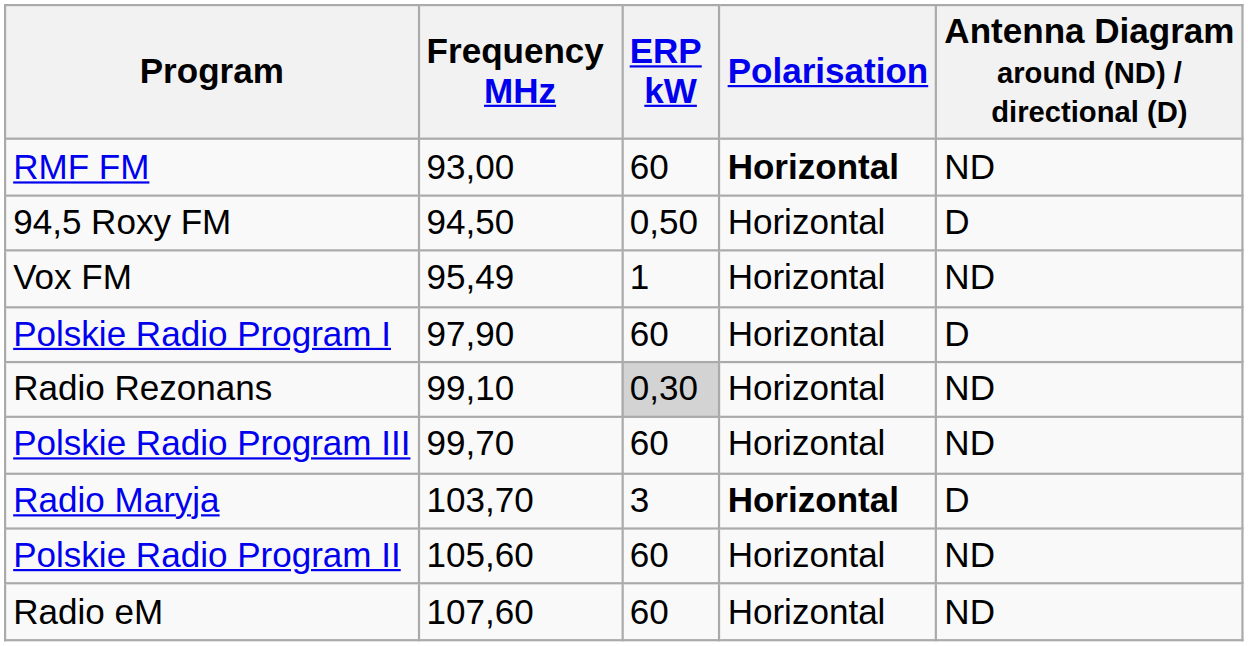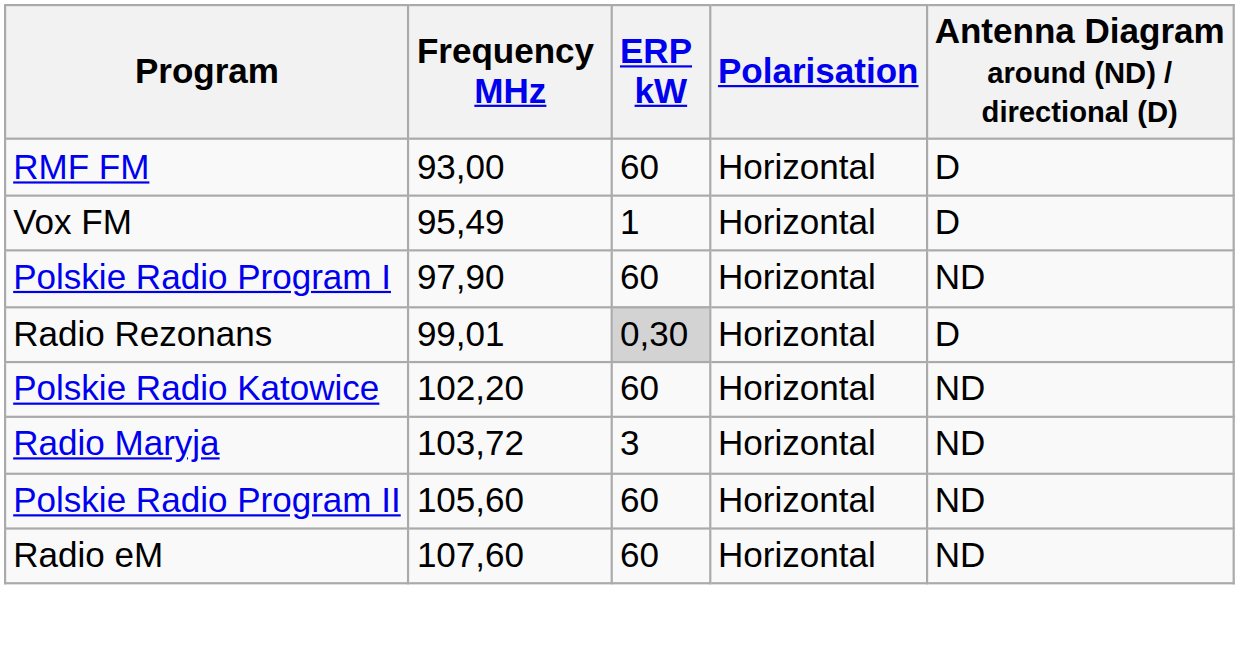(813, 166) bold -> (797, 166) normal
(970, 166) ND -> (947, 166) D
- row: (122, 222)
(970, 277) ND -> (947, 222) D
(957, 333) D -> (960, 277) ND
(470, 388) 99,10 -> (461, 333) 99,01
(970, 388) ND -> (947, 333) D
- row: (212, 444)
+ row: (196, 388)
(480, 500) 103,70 -> (470, 444) 103,72
(813, 500) bold -> (797, 444) normal
(957, 500) D -> (960, 444) ND
